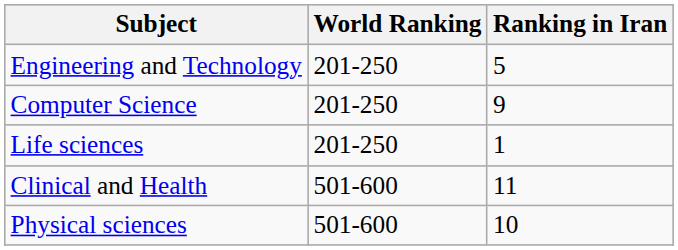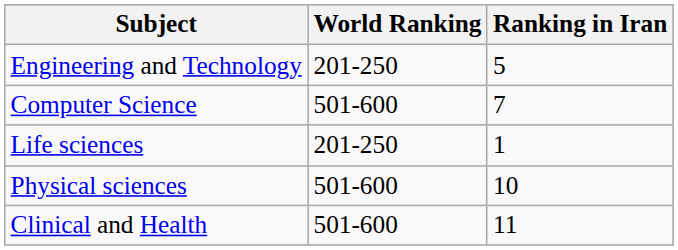(356, 104) 201-250 -> (356, 104) 501-600
(499, 104) 9 -> (499, 104) 7
rows swapped: (109, 184) <-> (99, 225)
